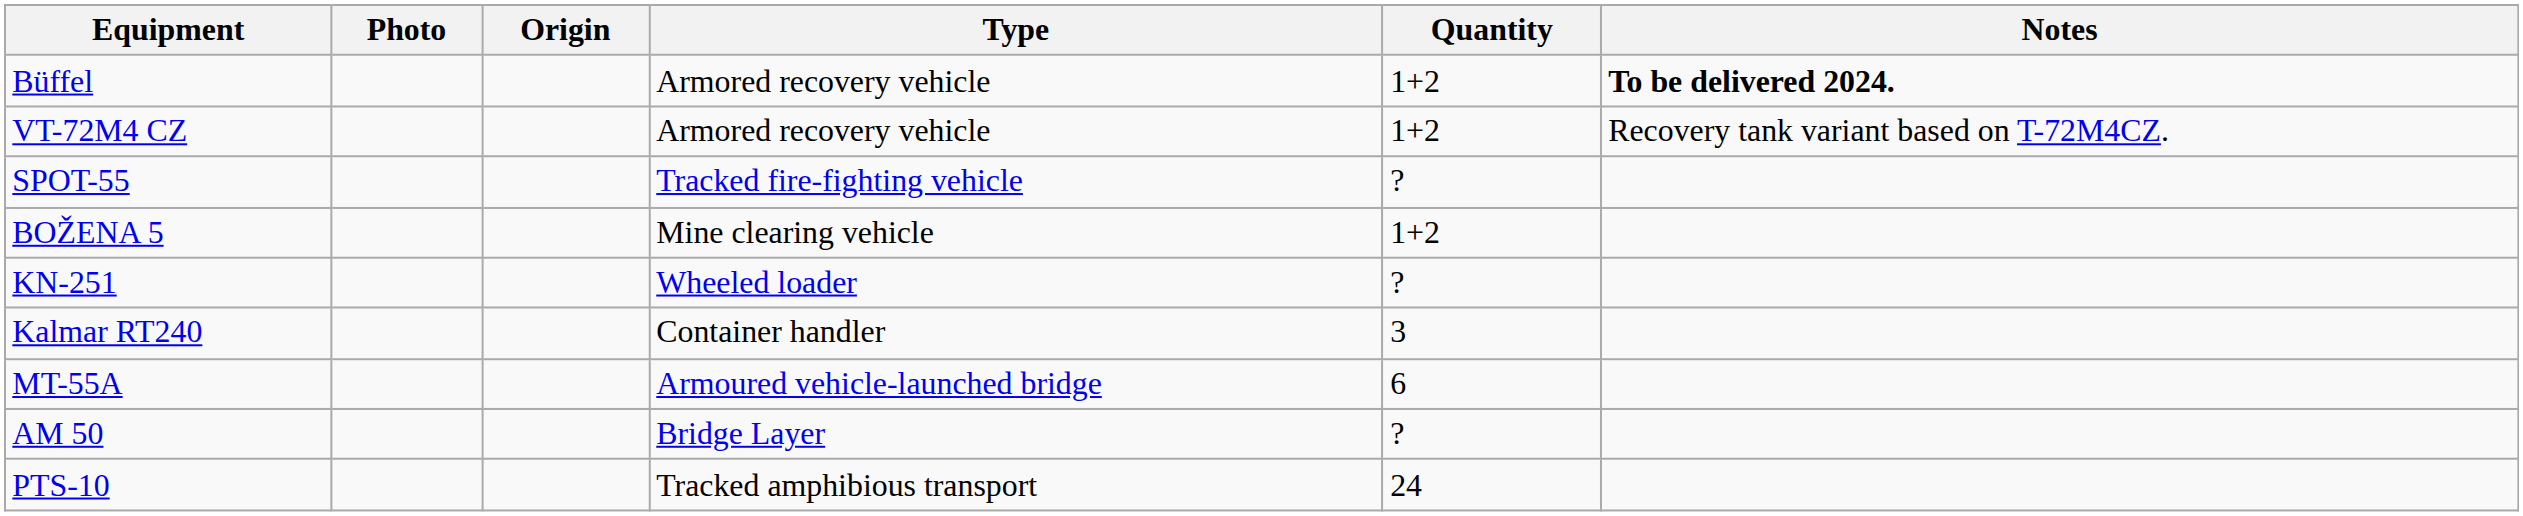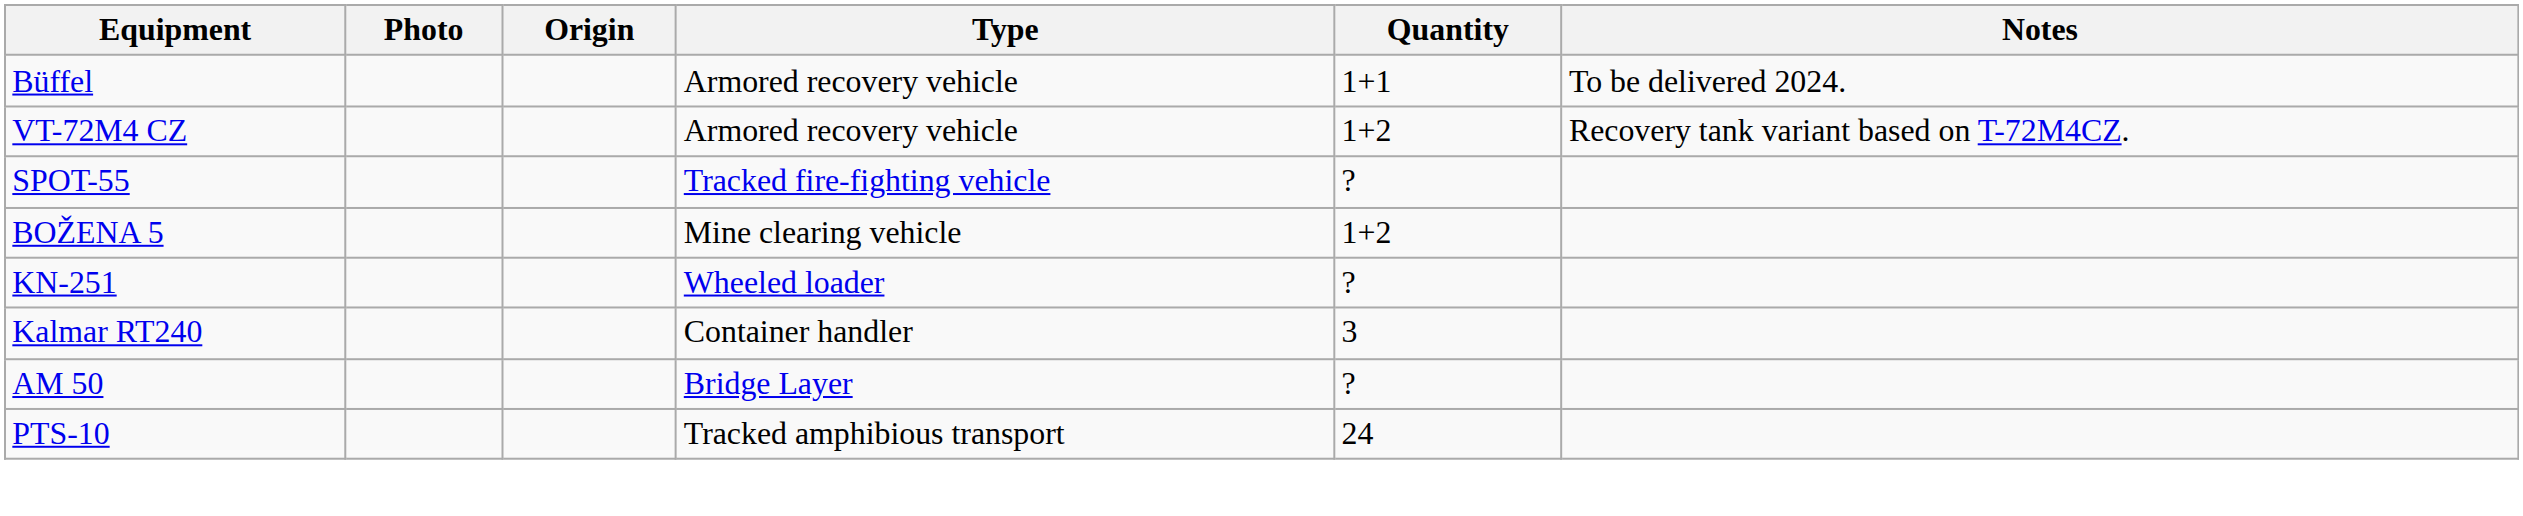(1415, 80) 1+2 -> (1366, 80) 1+1
(1752, 80) bold -> (1708, 80) normal
- row: (67, 383)
